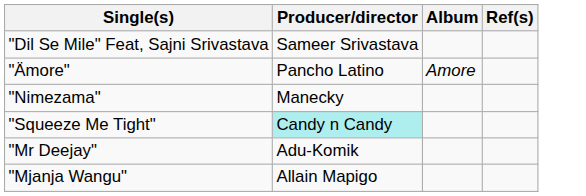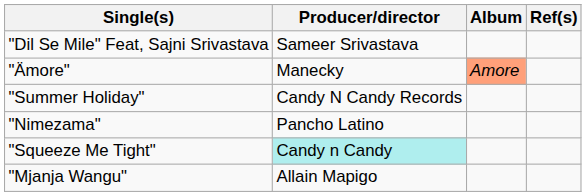(330, 71) Pancho Latino -> (310, 71) Manecky
(451, 71) no background -> (495, 71) lightsalmon background
+ row: (76, 97)
(310, 97) Manecky -> (330, 124) Pancho Latino
- row: (53, 151)
